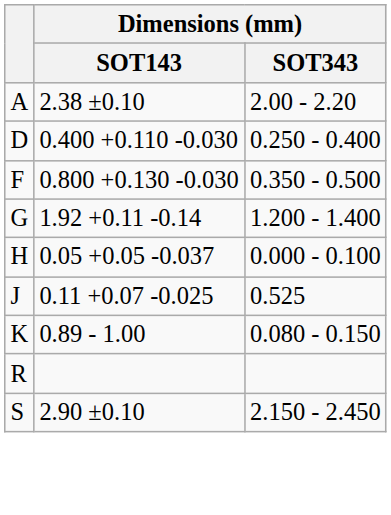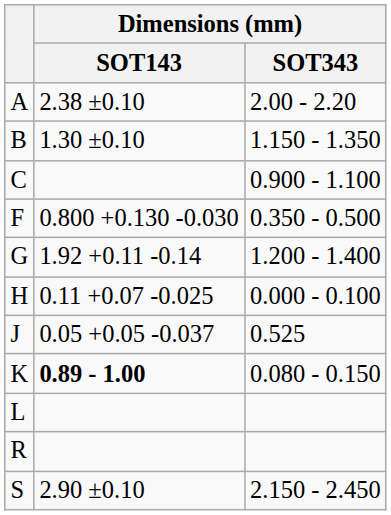+ row: (19, 140)
+ row: (19, 179)
- row: (19, 140)
(127, 256) 0.05 +0.05 -0.037 -> (126, 295) 0.11 +0.07 -0.025
(126, 295) 0.11 +0.07 -0.025 -> (127, 334) 0.05 +0.05 -0.037
(92, 334) normal -> (92, 373) bold
+ row: (18, 412)
